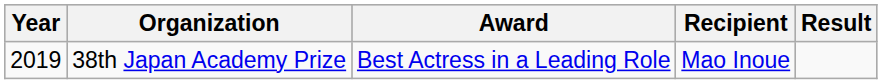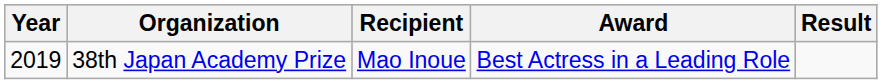columns swapped: (514, 23) <-> (736, 23)
